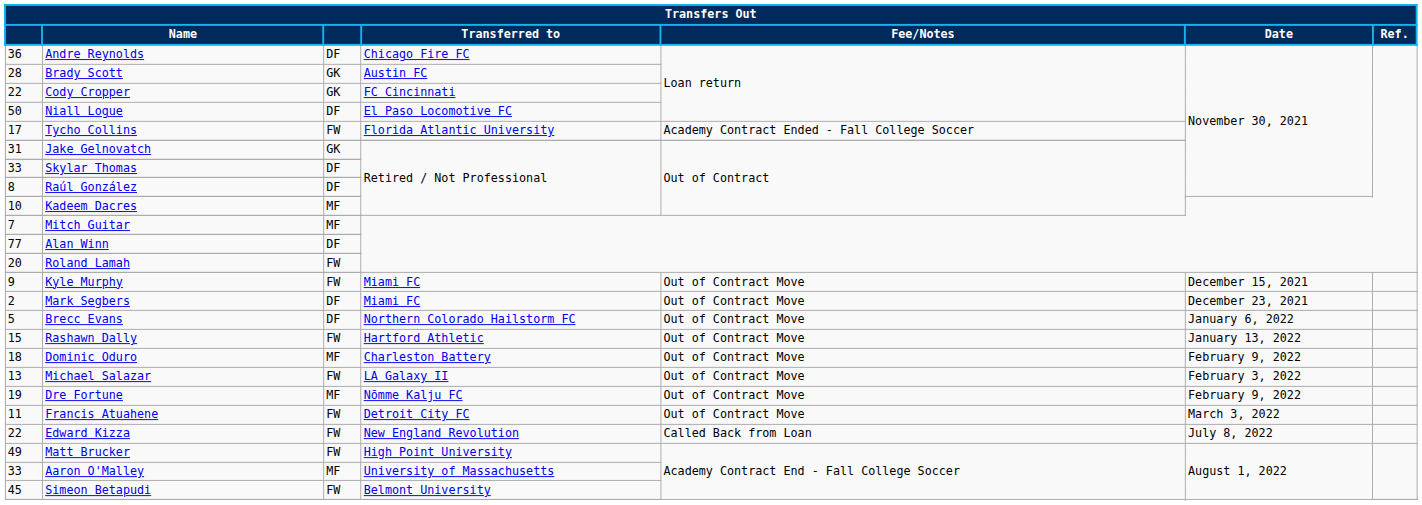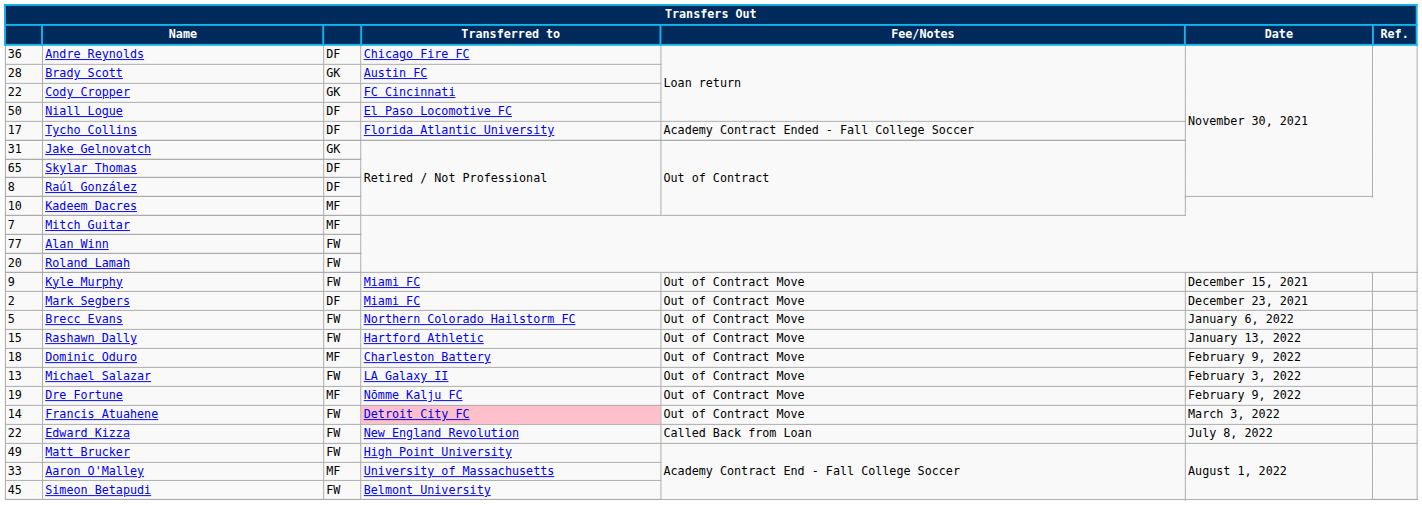(333, 131) FW -> (333, 131) DF
(15, 169) 33 -> (15, 169) 65
(333, 244) DF -> (333, 244) FW
(333, 320) DF -> (333, 320) FW
(15, 415) 11 -> (15, 415) 14
(417, 415) no background -> (417, 415) pink background
